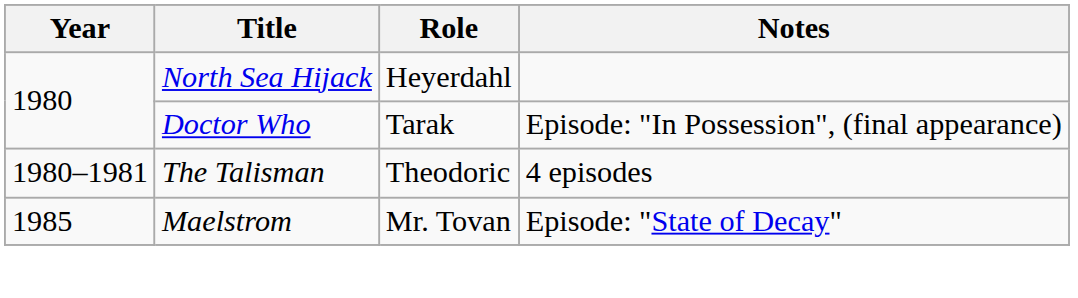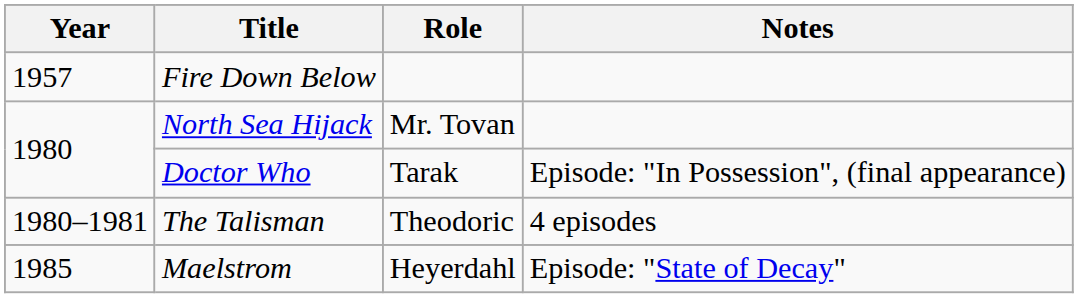+ row: (269, 76)
(449, 76) Heyerdahl -> (452, 124) Mr. Tovan
(448, 220) Mr. Tovan -> (453, 268) Heyerdahl
